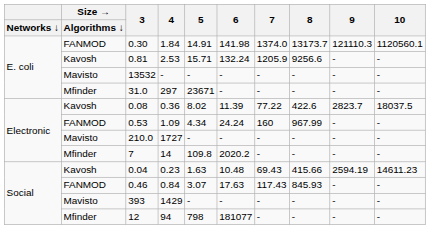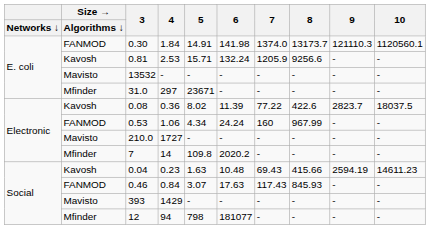(170, 122) 1.09 -> (170, 122) 1.06
